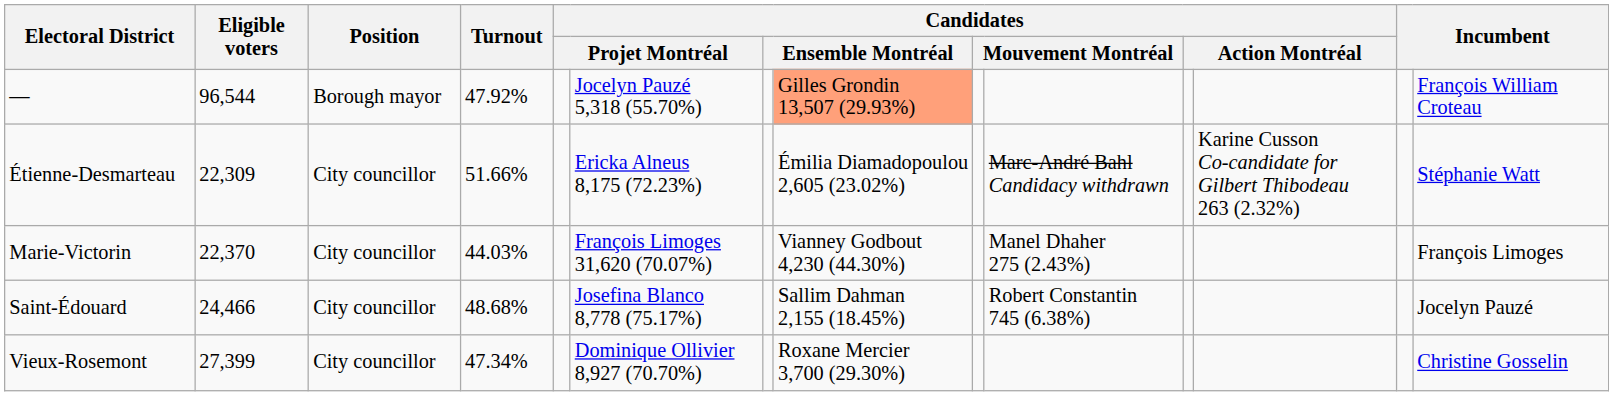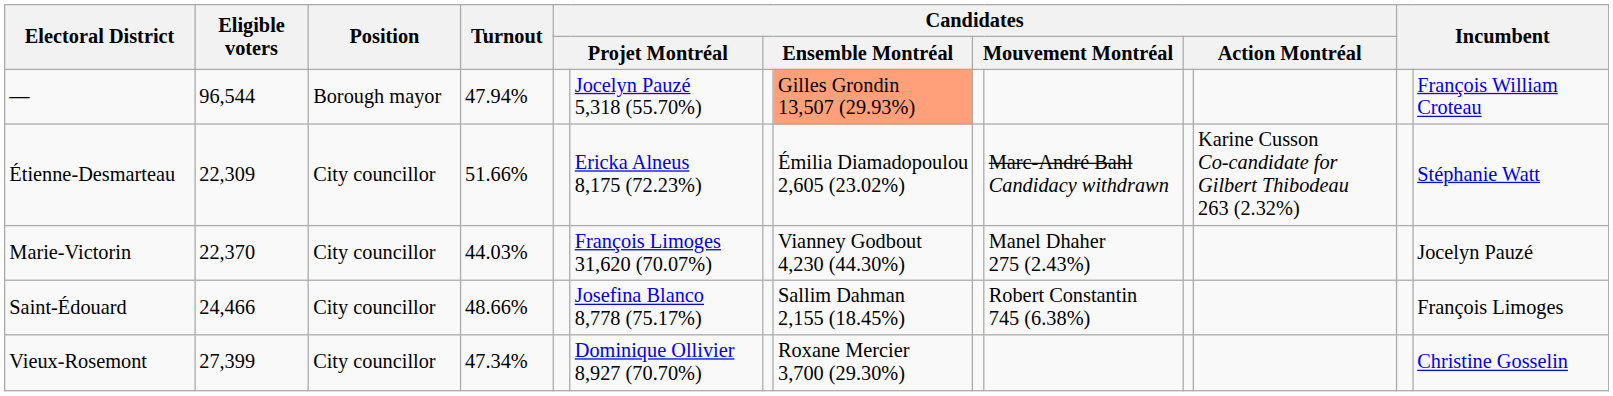(496, 96) 47.92% -> (496, 96) 47.94%
(1490, 252) François Limoges -> (1475, 252) Jocelyn Pauzé
(496, 307) 48.68% -> (496, 307) 48.66%
(1475, 307) Jocelyn Pauzé -> (1490, 307) François Limoges
